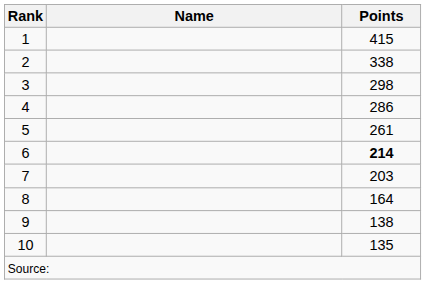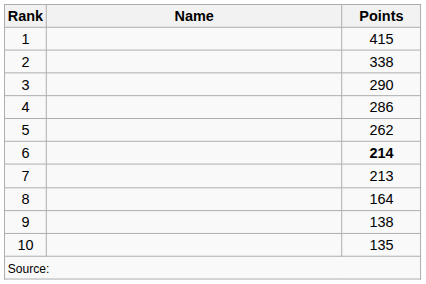(381, 85) 298 -> (381, 85) 290
(381, 130) 261 -> (381, 130) 262
(381, 176) 203 -> (381, 176) 213
